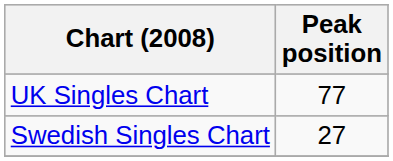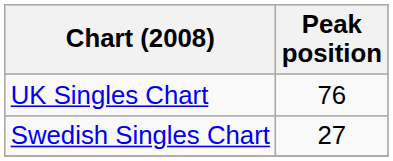(332, 94) 77 -> (332, 94) 76
